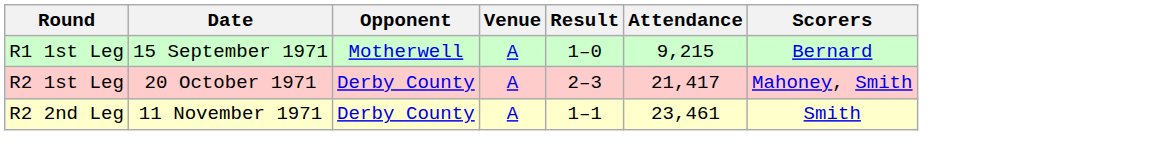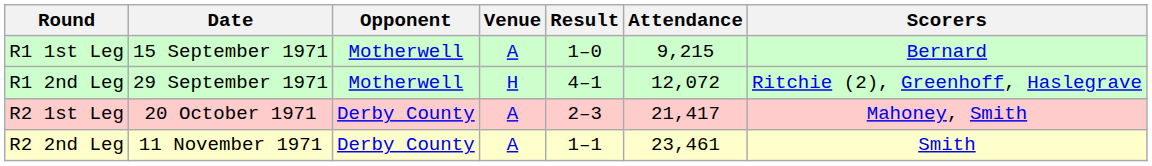+ row: (67, 83)
